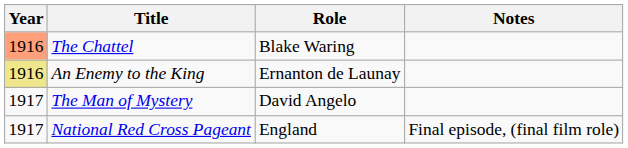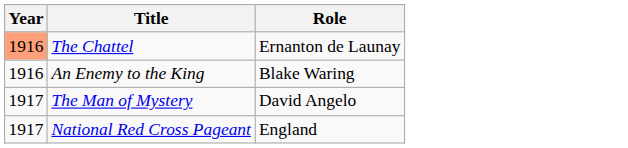- column: (514, 18)
(307, 45) Blake Waring -> (330, 45) Ernanton de Launay
(26, 73) khaki background -> (26, 73) no background
(330, 73) Ernanton de Launay -> (307, 73) Blake Waring
